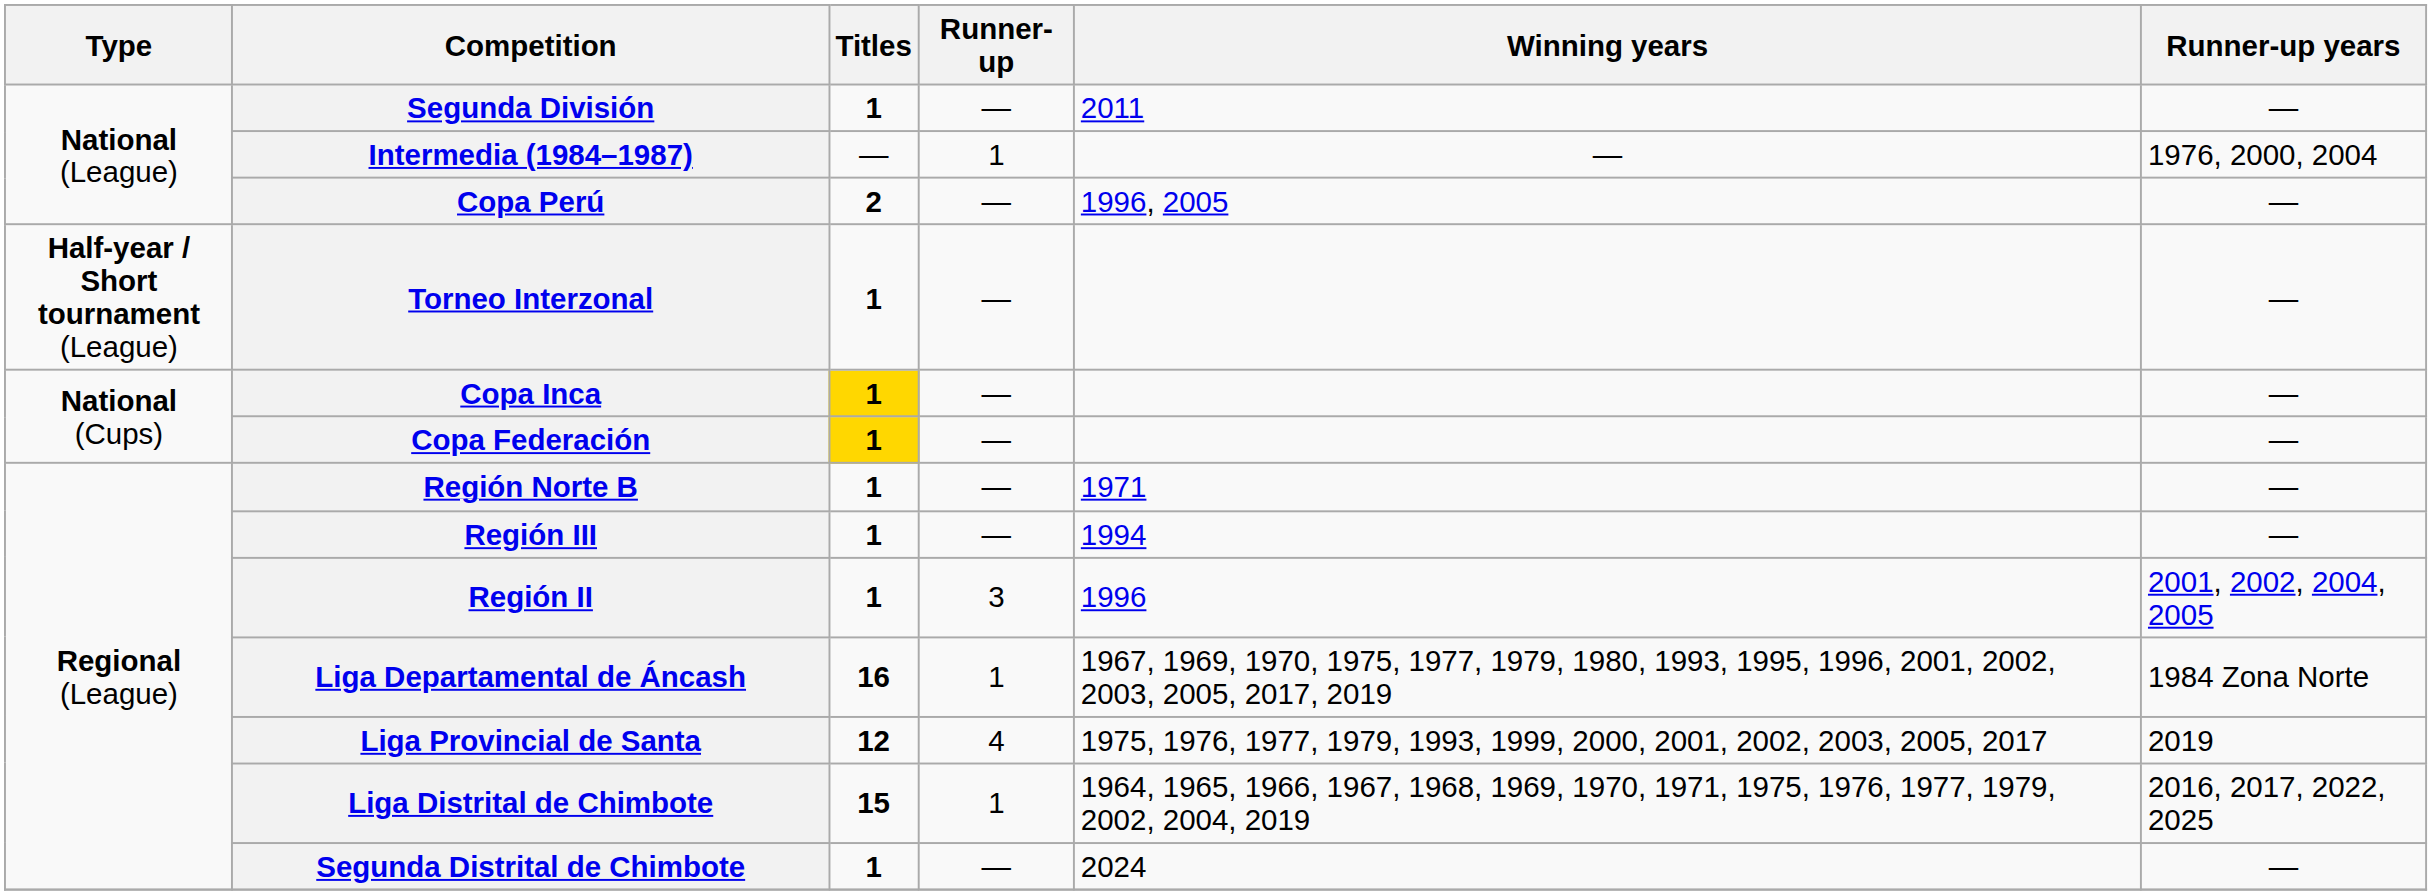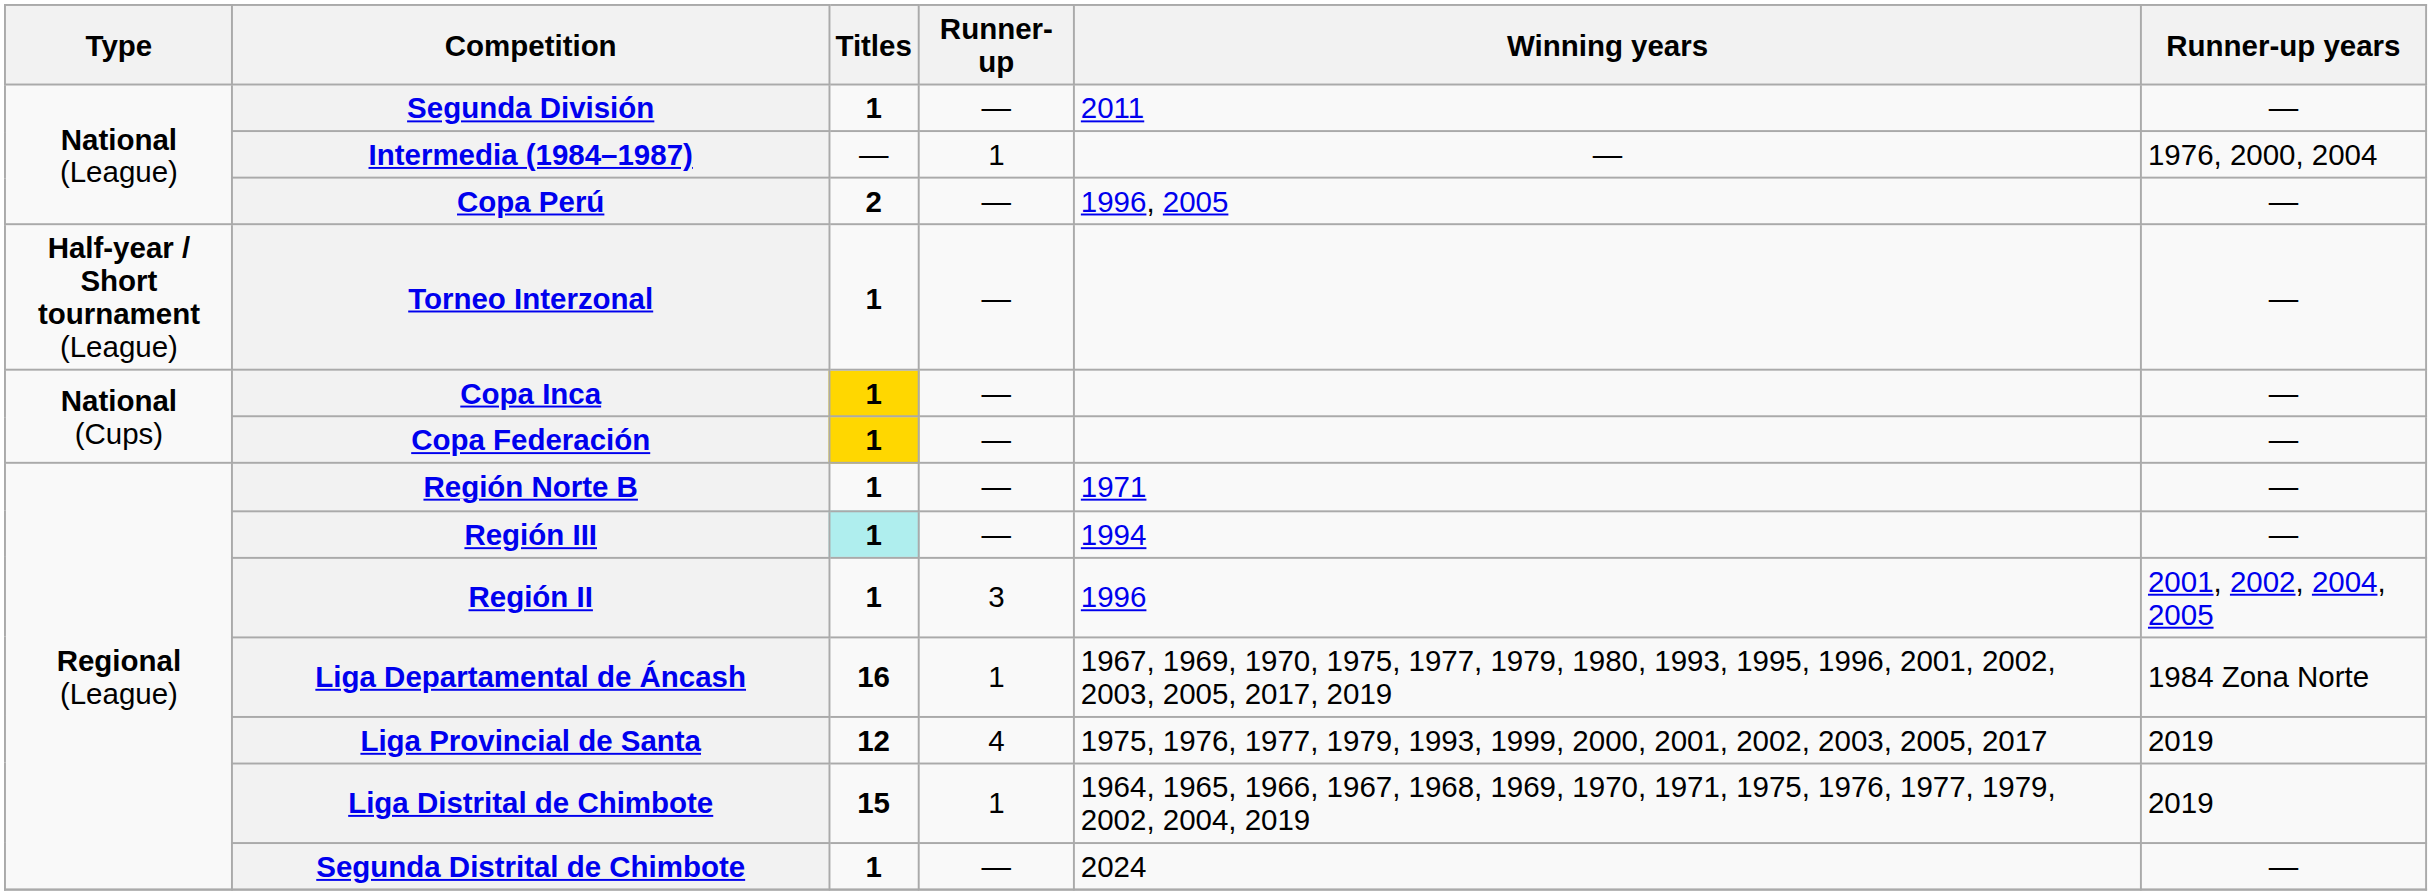(874, 534) no background -> (874, 534) paleturquoise background
(2267, 803) 2016, 2017, 2022, 2025 -> (2181, 803) 2019
